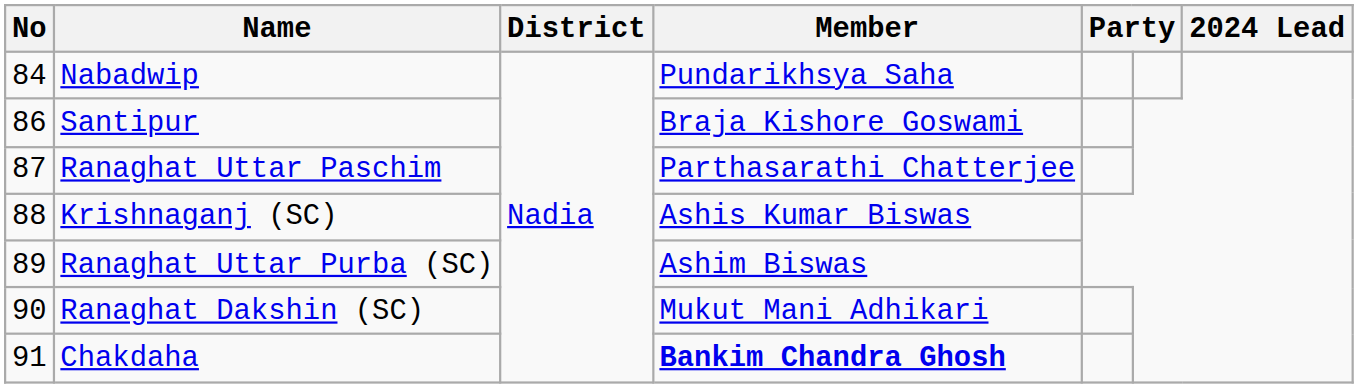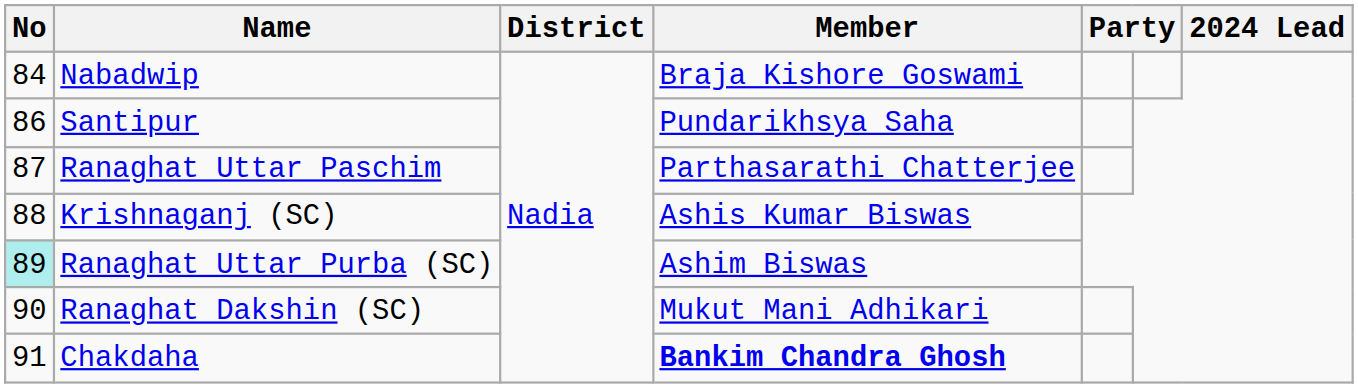(807, 76) Pundarikhsya Saha -> (841, 76) Braja Kishore Goswami
(841, 123) Braja Kishore Goswami -> (807, 123) Pundarikhsya Saha
(29, 264) no background -> (29, 264) paleturquoise background
